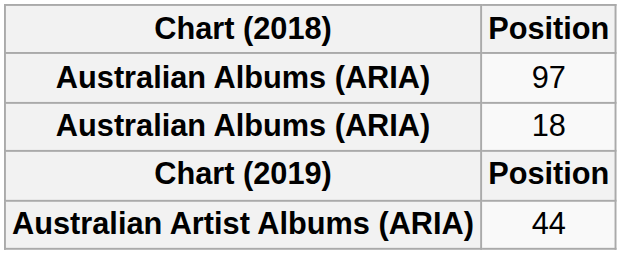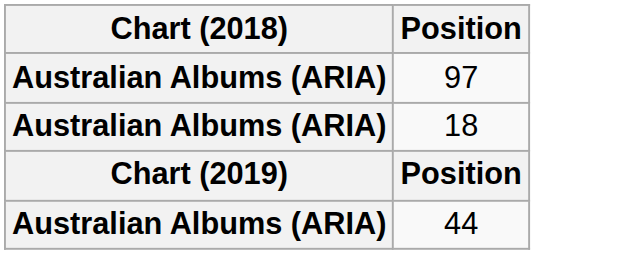(243, 223) Australian Artist Albums (ARIA) -> (199, 223) Australian Albums (ARIA)
